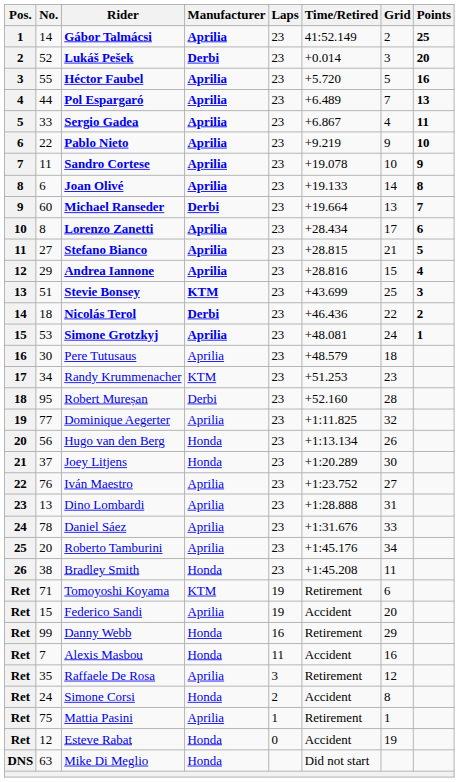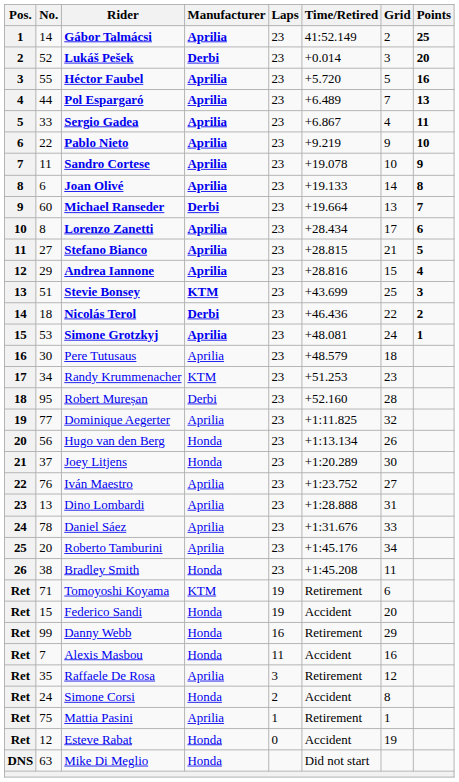(206, 611) Aprilia -> (205, 611) Honda
